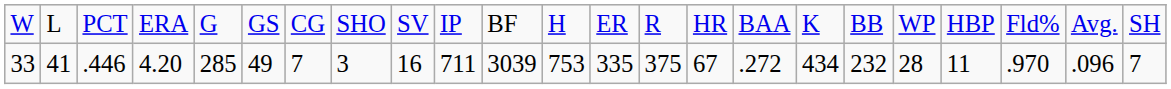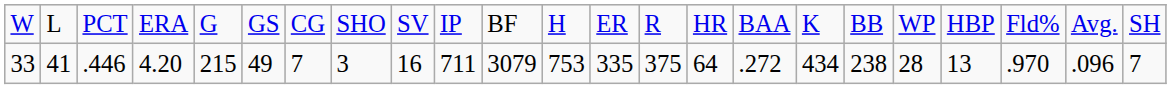(218, 63) 285 -> (218, 63) 215
(512, 63) 3039 -> (512, 63) 3079
(705, 63) 67 -> (705, 63) 64
(869, 63) 232 -> (869, 63) 238
(959, 63) 11 -> (959, 63) 13
